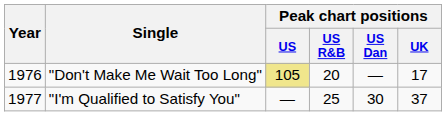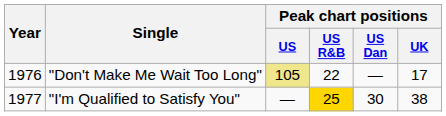(331, 75) 20 -> (331, 75) 22
(331, 99) no background -> (331, 99) gold background
(419, 99) 37 -> (419, 99) 38
